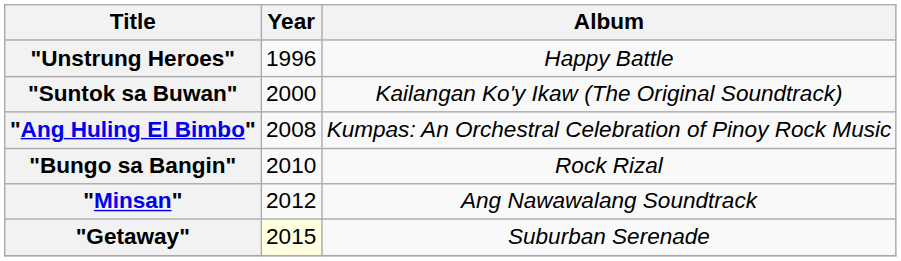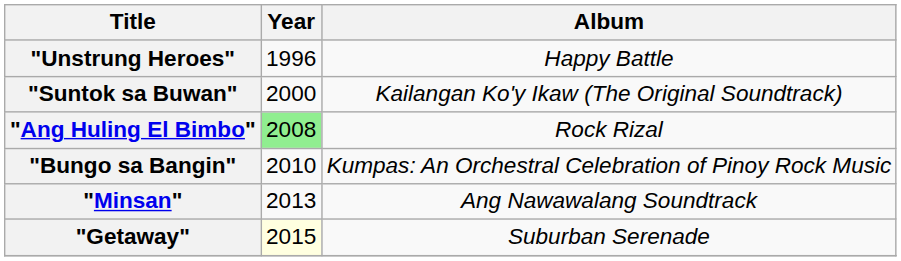(291, 129) no background -> (291, 129) lightgreen background
(609, 129) Kumpas: An Orchestral Celebration of Pinoy Rock Music -> (609, 129) Rock Rizal
(609, 165) Rock Rizal -> (609, 165) Kumpas: An Orchestral Celebration of Pinoy Rock Music
(291, 201) 2012 -> (291, 201) 2013
